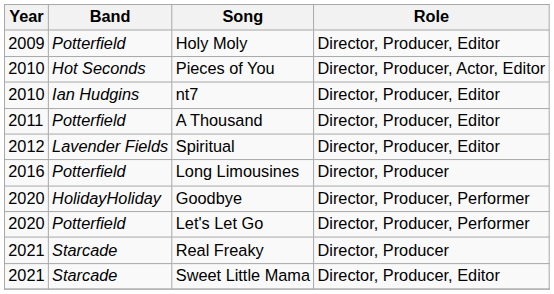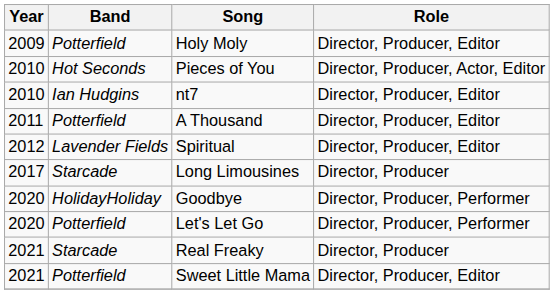(26, 172) 2016 -> (26, 172) 2017
(89, 172) Potterfield -> (85, 172) Starcade
(85, 276) Starcade -> (89, 276) Potterfield
